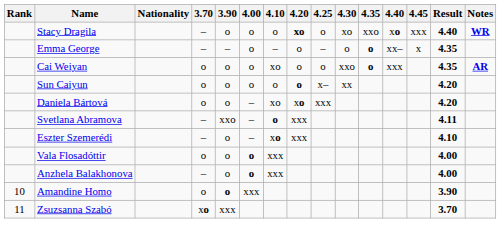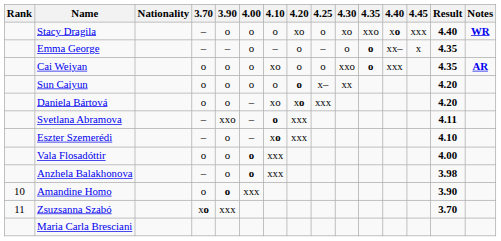(299, 31) bold -> (299, 31) normal
(448, 173) 4.00 -> (448, 173) 3.98
+ row: (85, 227)
